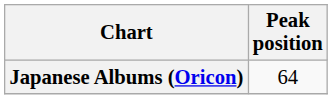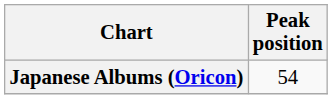(288, 76) 64 -> (288, 76) 54
